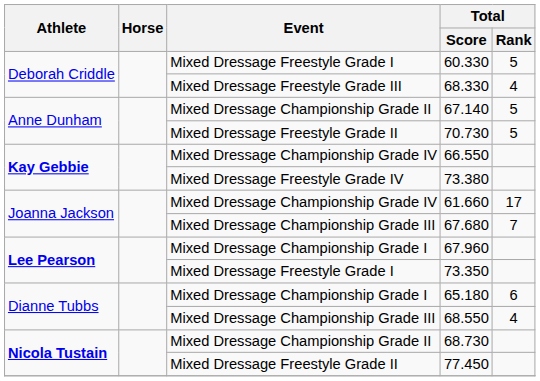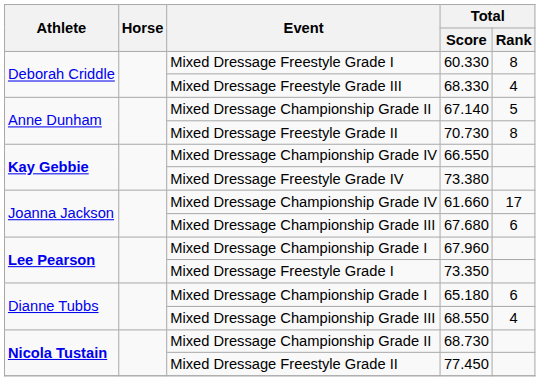(514, 63) 5 -> (514, 63) 8
(514, 133) 5 -> (514, 133) 8
(514, 225) 7 -> (514, 225) 6
